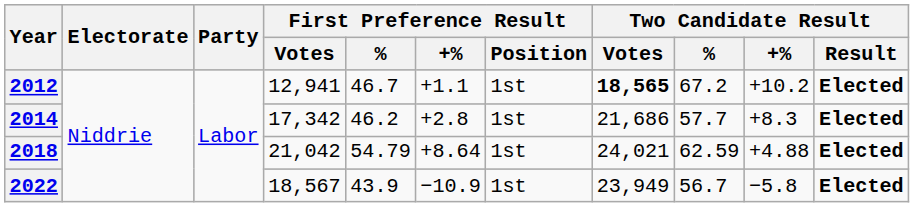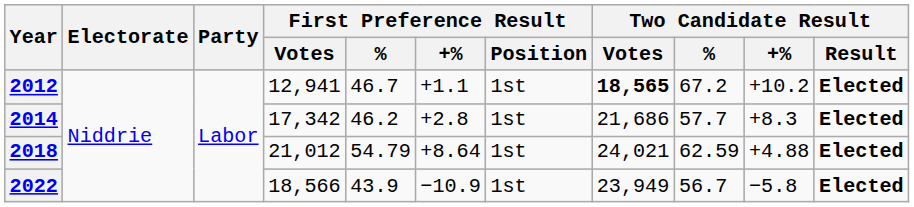(304, 153) 21,042 -> (304, 153) 21,012
(304, 185) 18,567 -> (304, 185) 18,566
